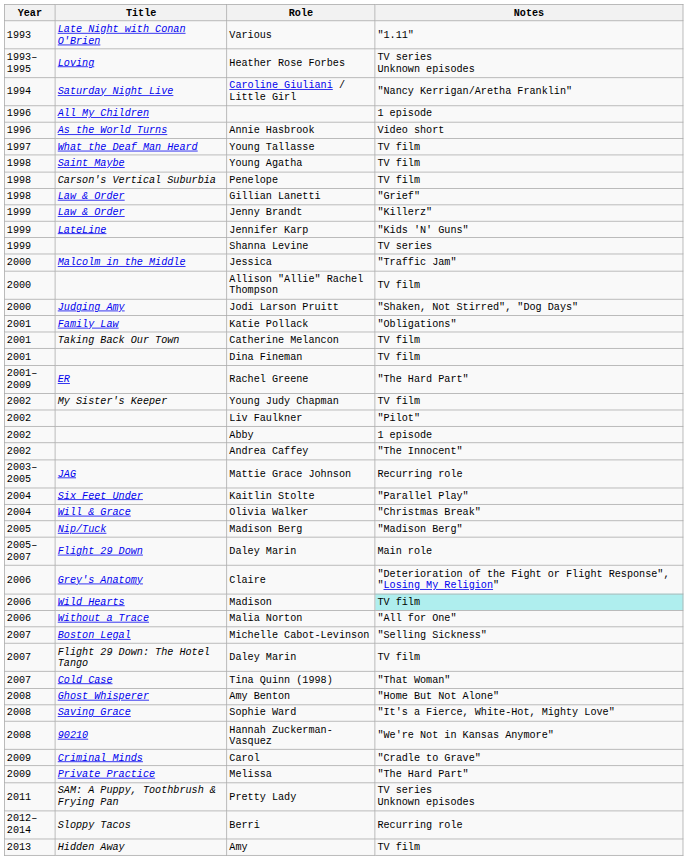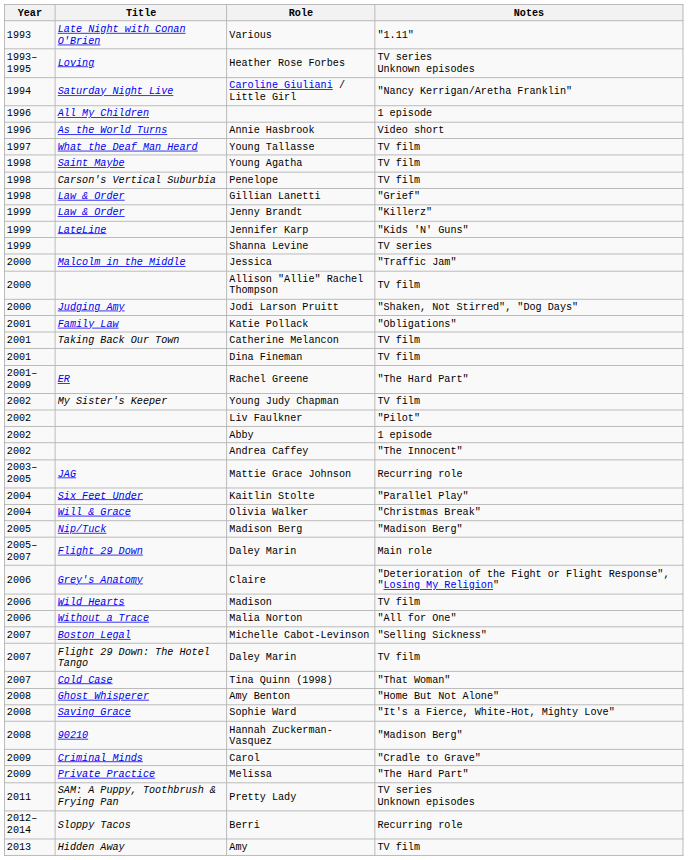(399, 602) paleturquoise background -> (399, 602) no background
(466, 735) "We're Not in Kansas Anymore" -> (420, 735) "Madison Berg"
